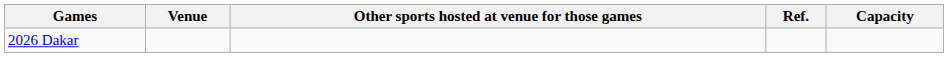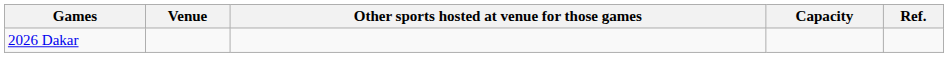columns swapped: (885, 16) <-> (796, 16)
